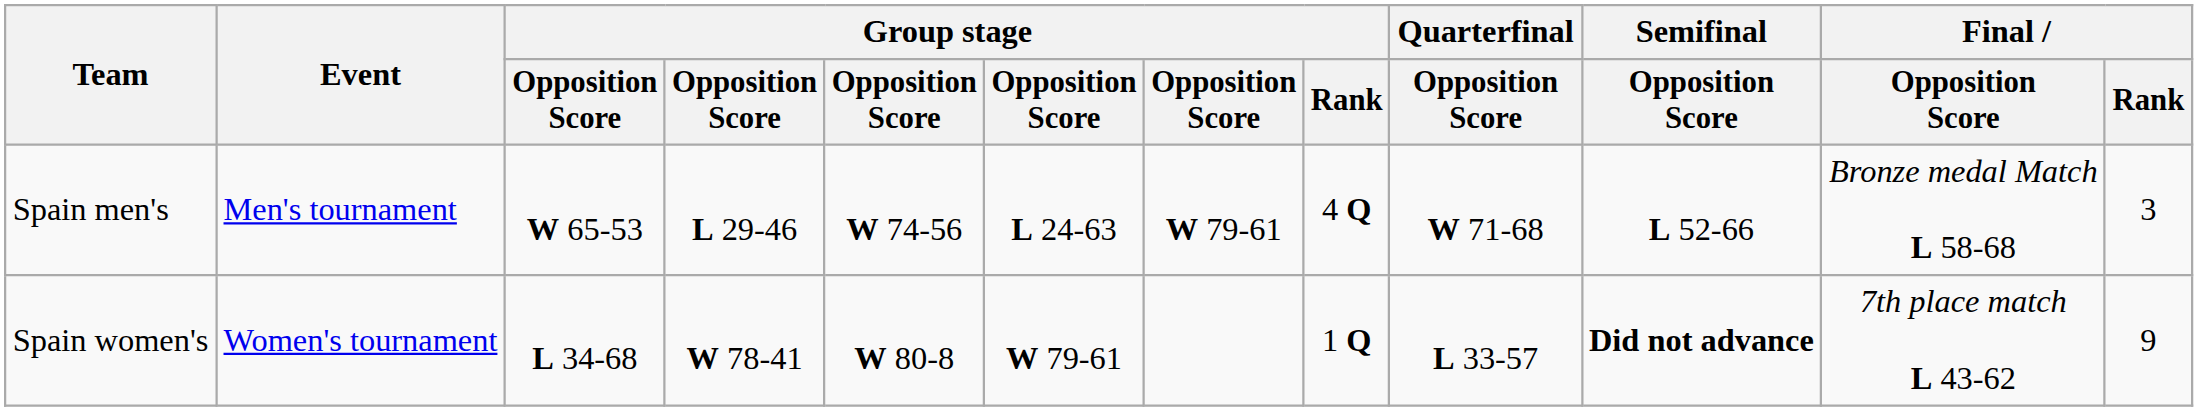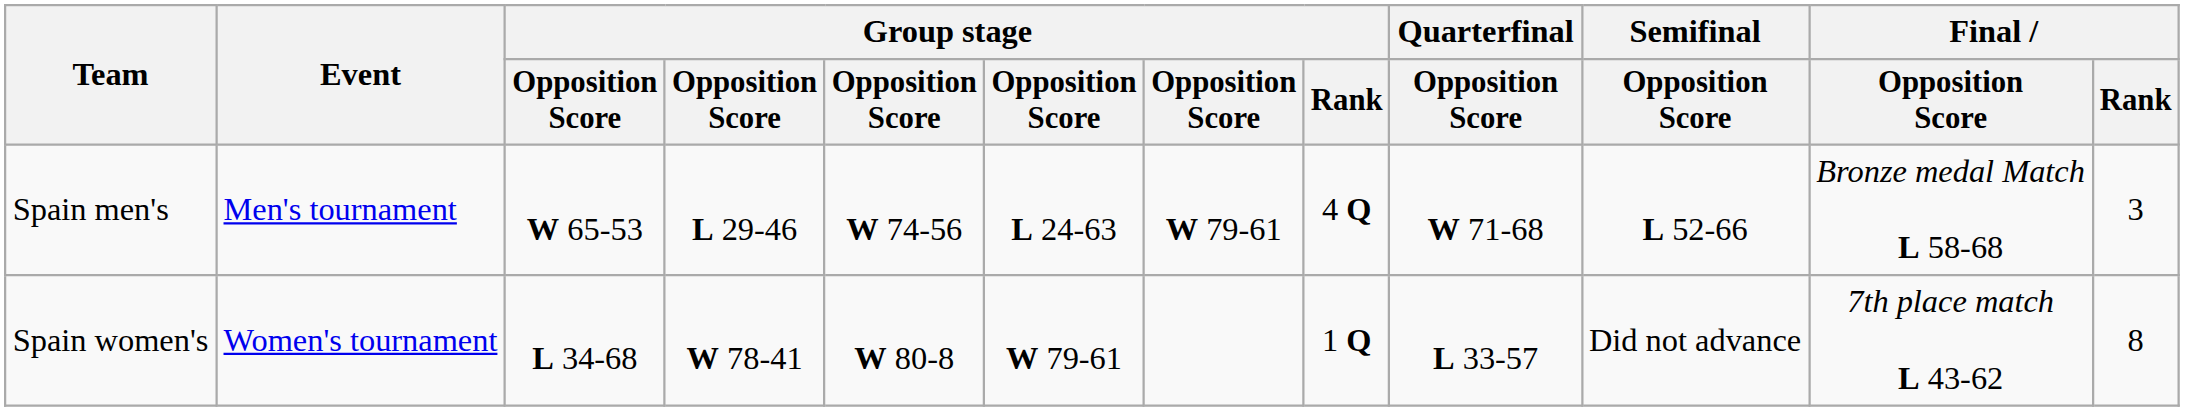(1701, 339) bold -> (1695, 339) normal
(2148, 339) 9 -> (2136, 339) 8
